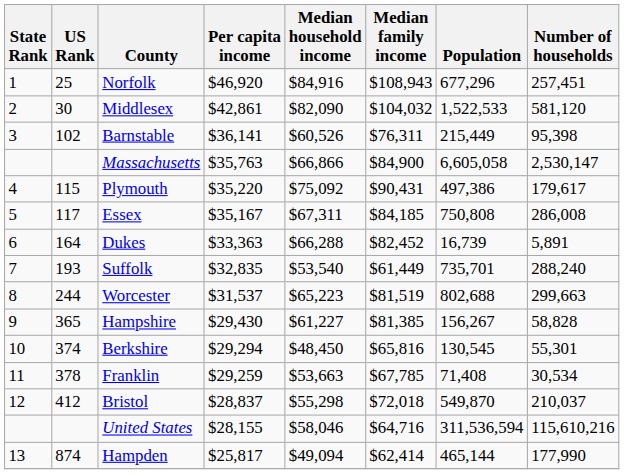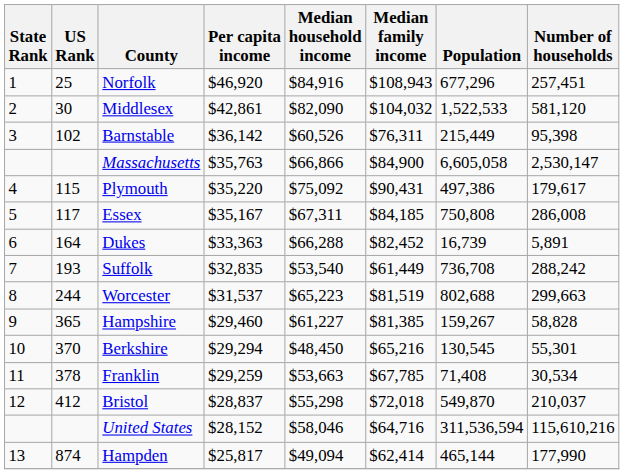(235, 135) $36,141 -> (235, 135) $36,142
(467, 268) 735,701 -> (467, 268) 736,708
(559, 268) 288,240 -> (559, 268) 288,242
(235, 322) $29,430 -> (235, 322) $29,460
(467, 322) 156,267 -> (467, 322) 159,267
(68, 348) 374 -> (68, 348) 370
(397, 348) $65,816 -> (397, 348) $65,216
(235, 428) $28,155 -> (235, 428) $28,152
